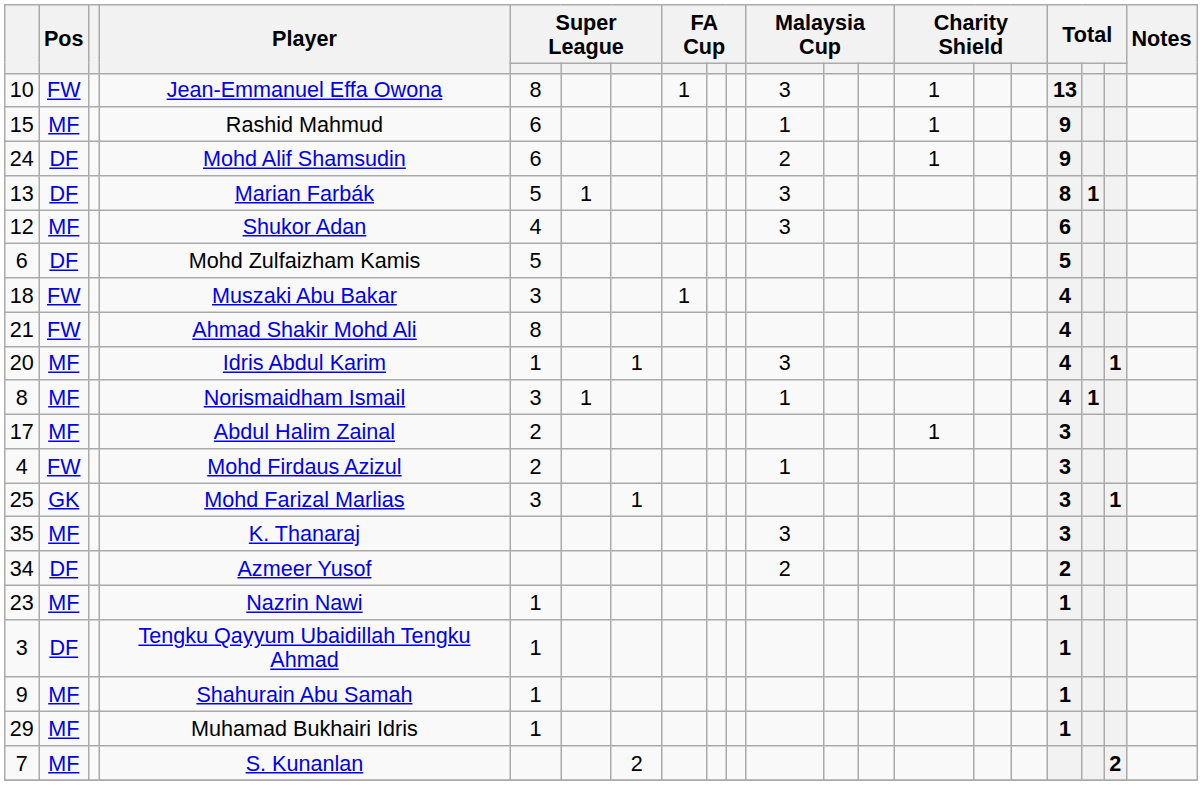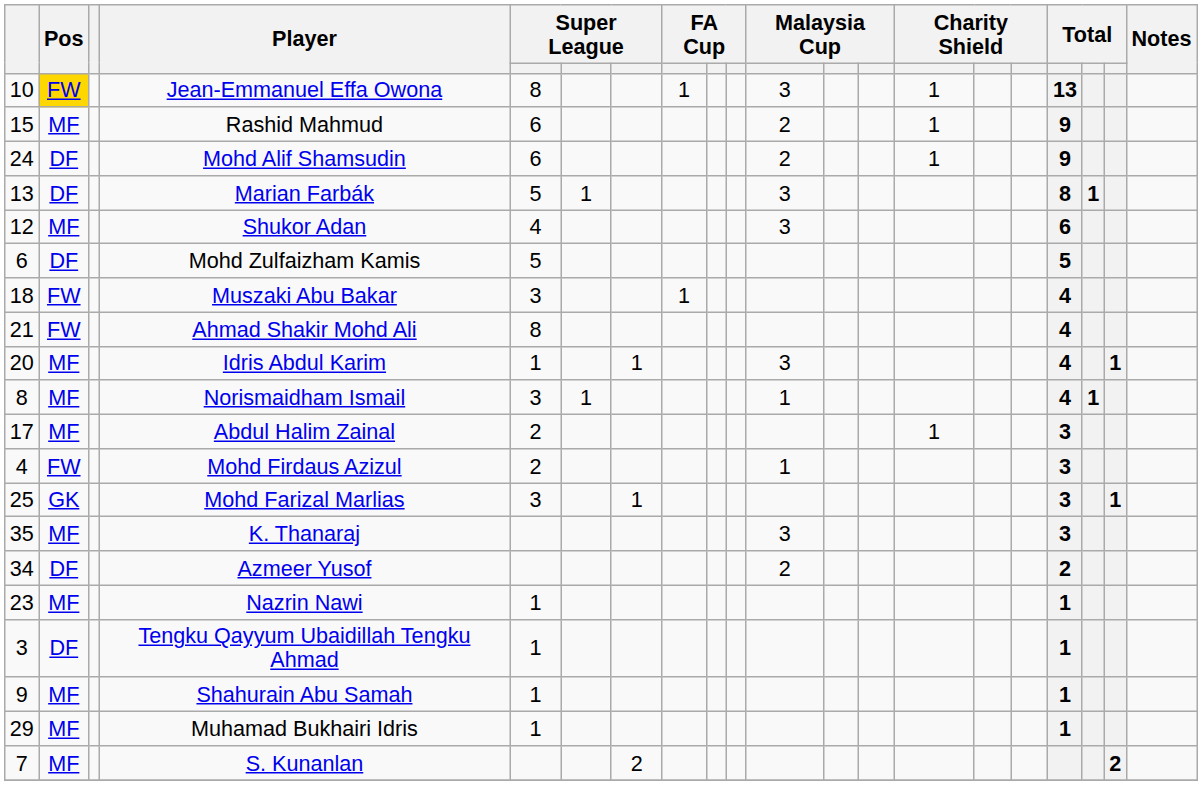(64, 90) no background -> (64, 90) gold background
(785, 125) 1 -> (785, 125) 2
